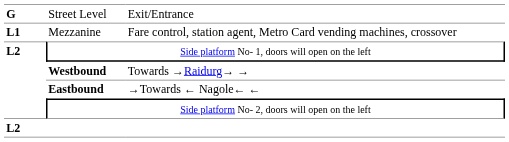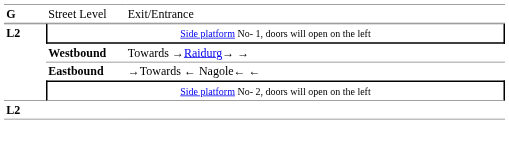- row: (75, 32)
